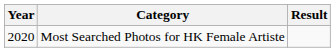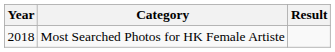(21, 36) 2020 -> (21, 36) 2018
